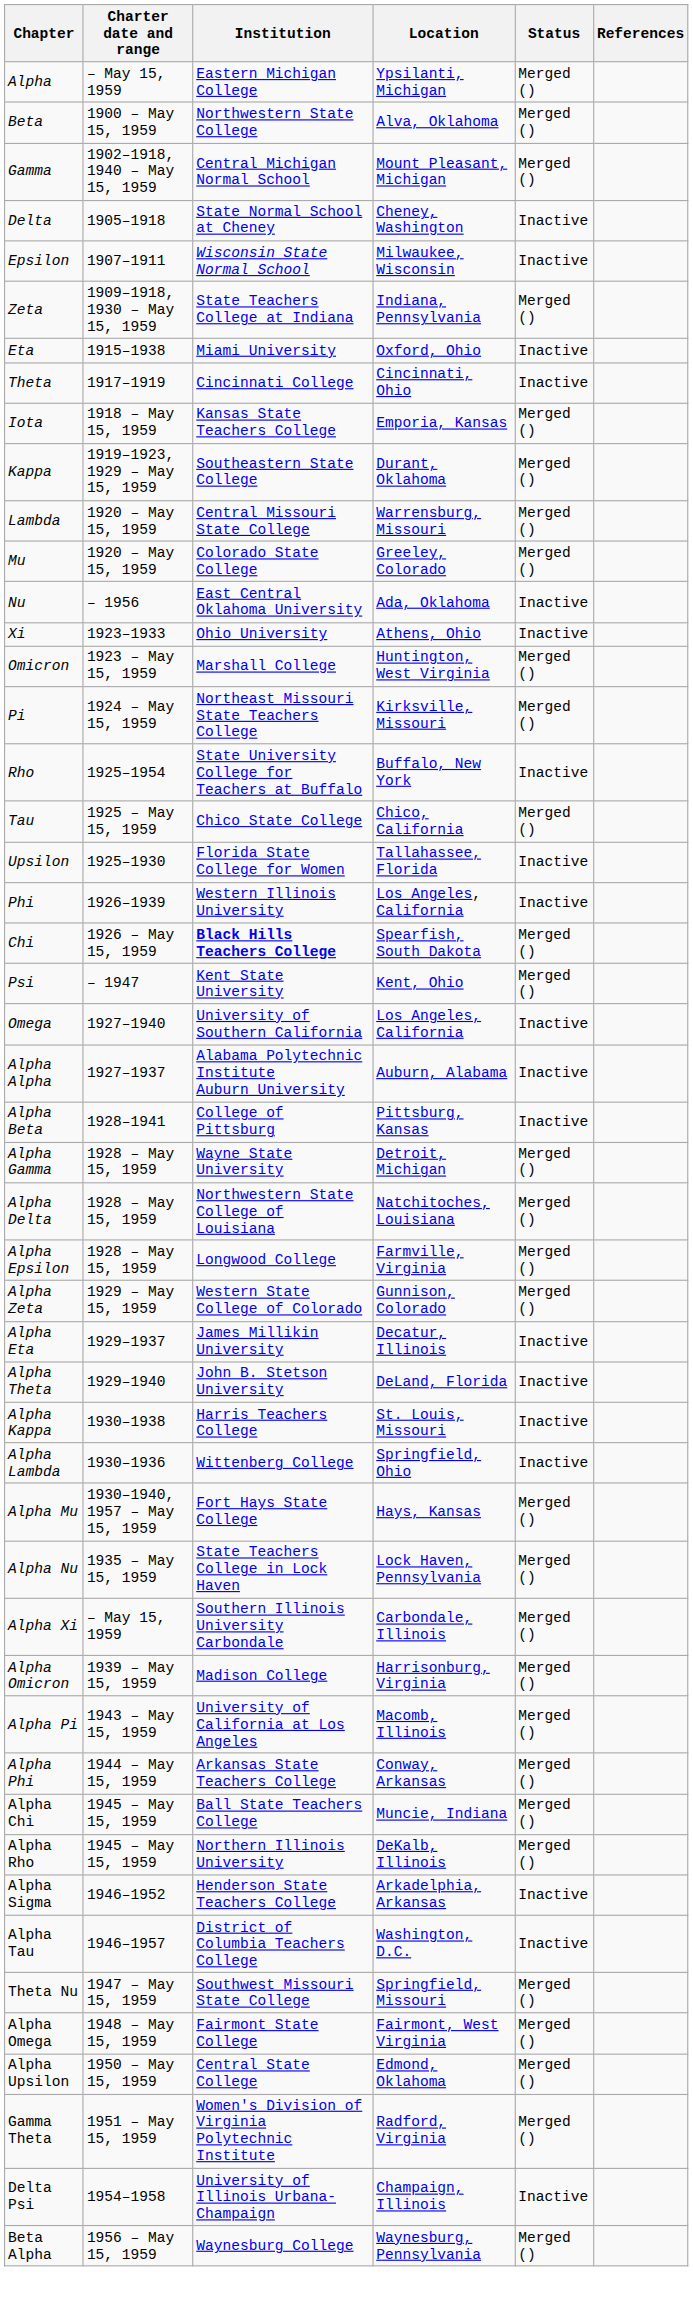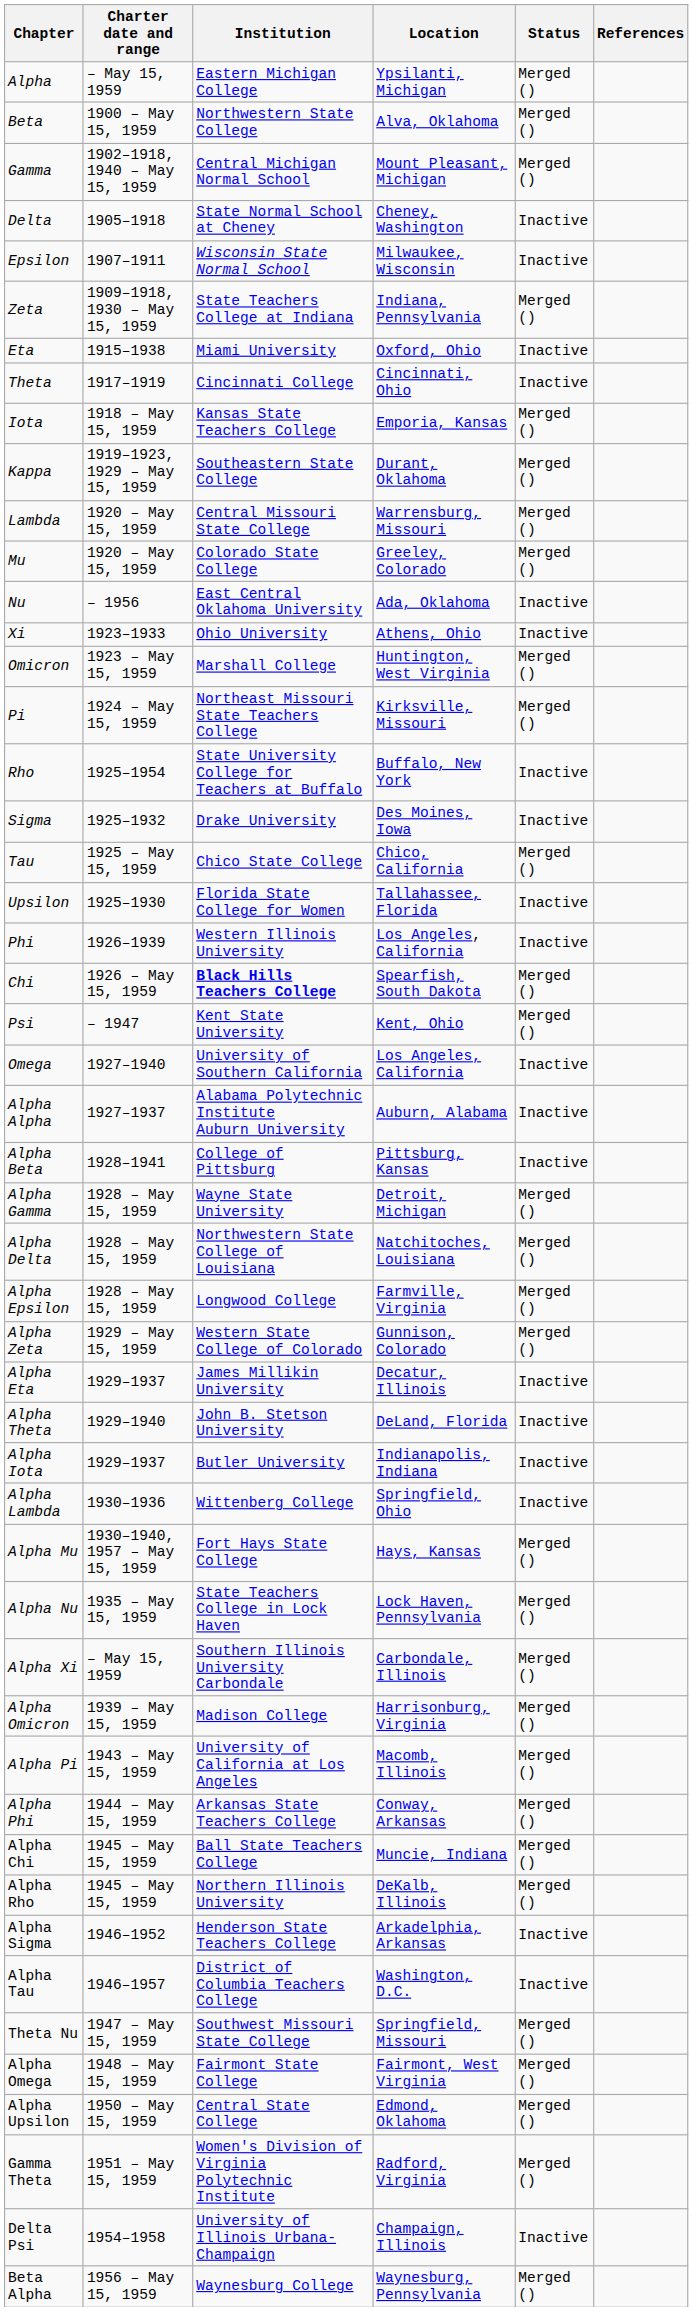+ row: (30, 822)
+ row: (30, 1463)
- row: (30, 1423)
